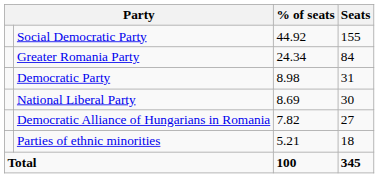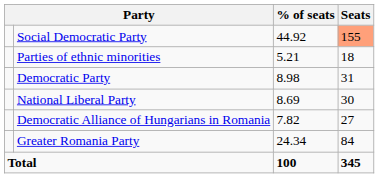(351, 36) no background -> (351, 36) lightsalmon background
rows swapped: (78, 57) <-> (89, 141)
